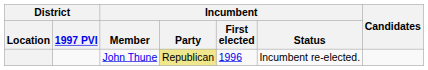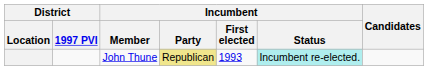(230, 57) 1996 -> (230, 57) 1993
(310, 57) no background -> (310, 57) paleturquoise background
